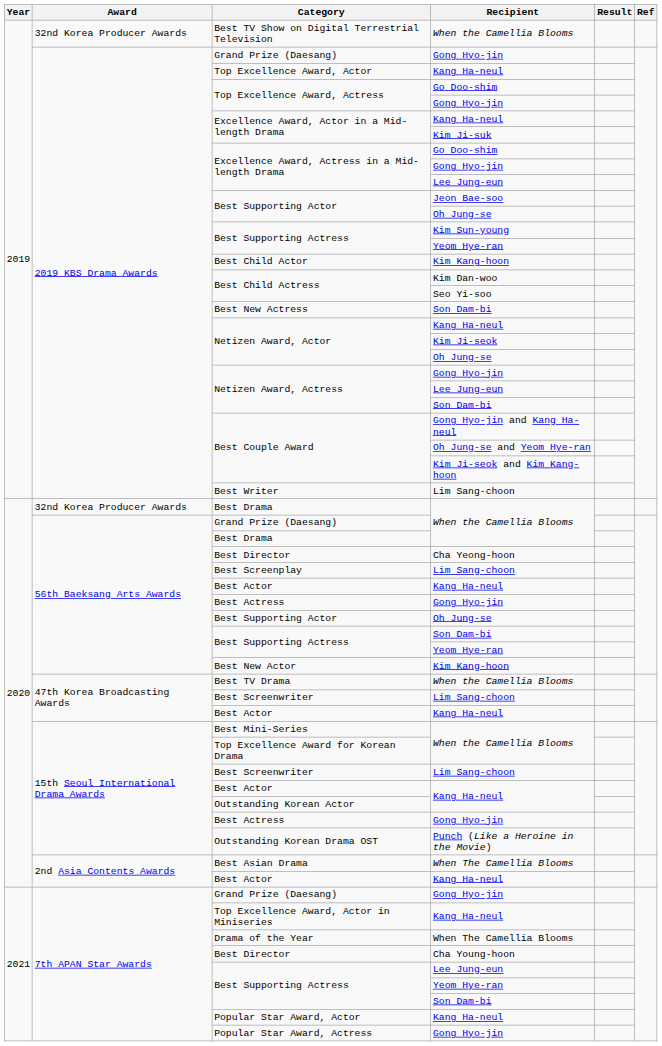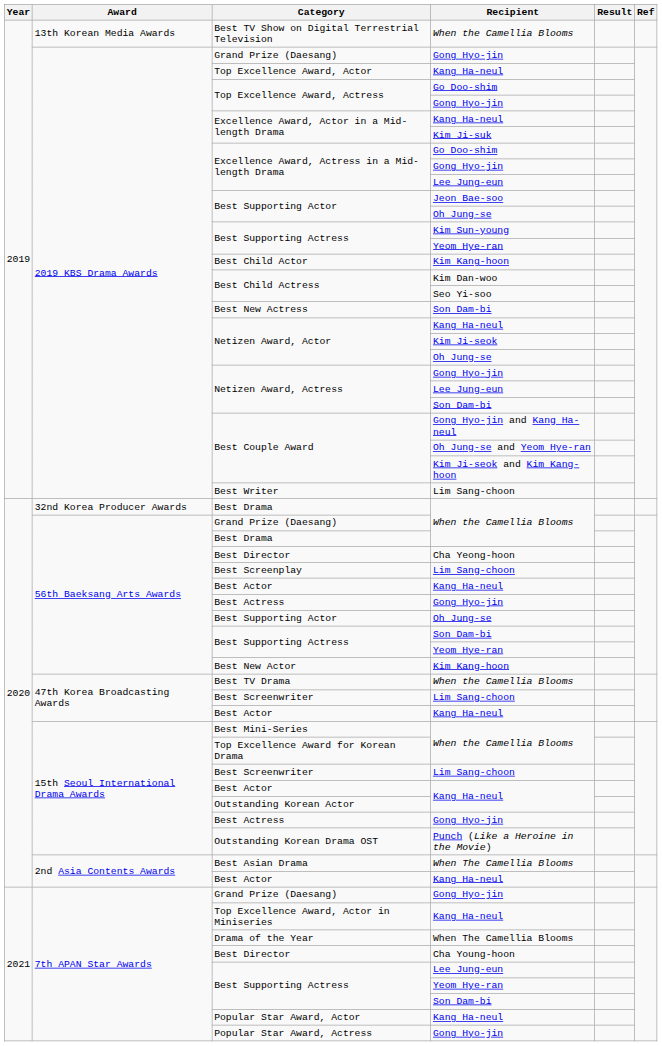(111, 34) 32nd Korea Producer Awards -> (105, 34) 13th Korean Media Awards
